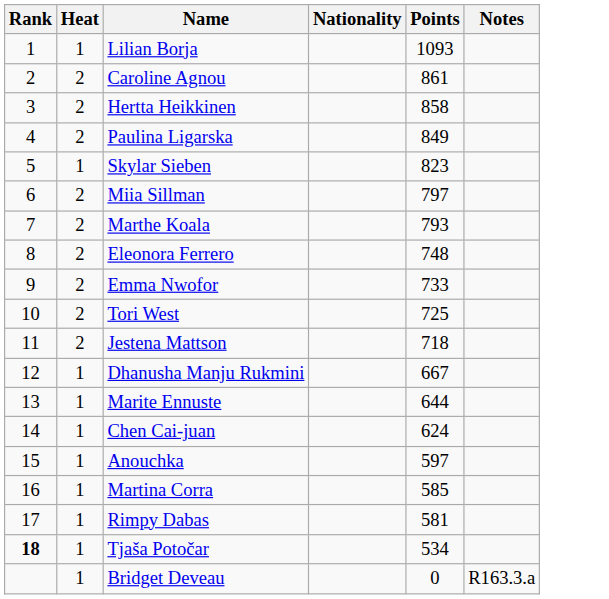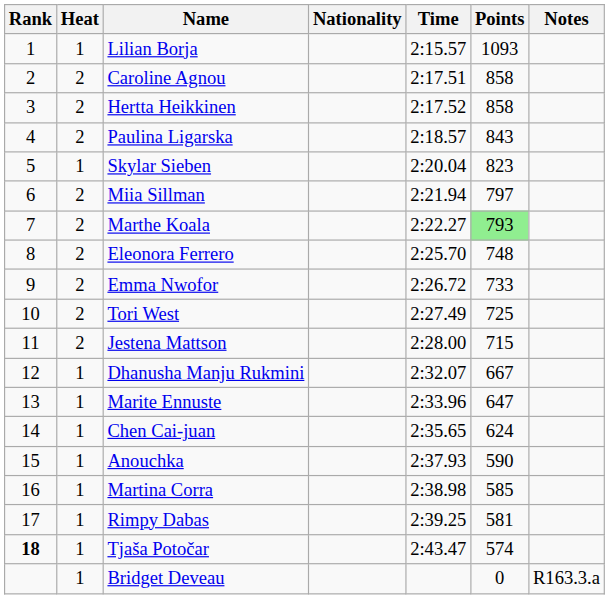+ column: (438, 19)
(435, 78) 861 -> (500, 78) 858
(435, 136) 849 -> (500, 136) 843
(435, 225) no background -> (500, 225) lightgreen background
(435, 343) 718 -> (500, 343) 715
(435, 401) 644 -> (500, 401) 647
(435, 460) 597 -> (500, 460) 590
(435, 549) 534 -> (500, 549) 574
